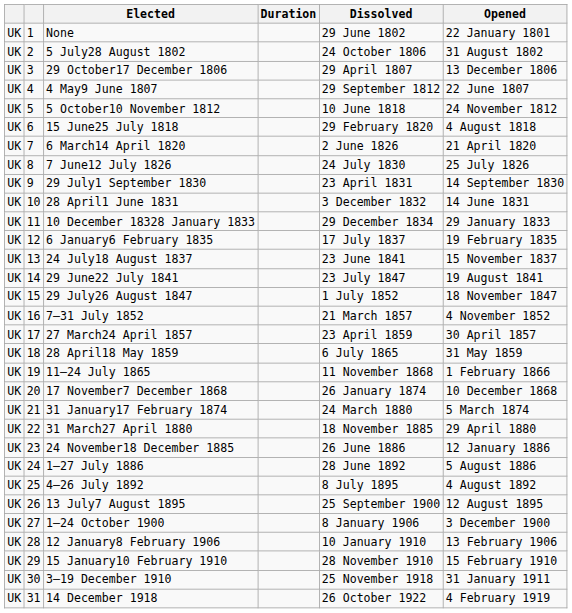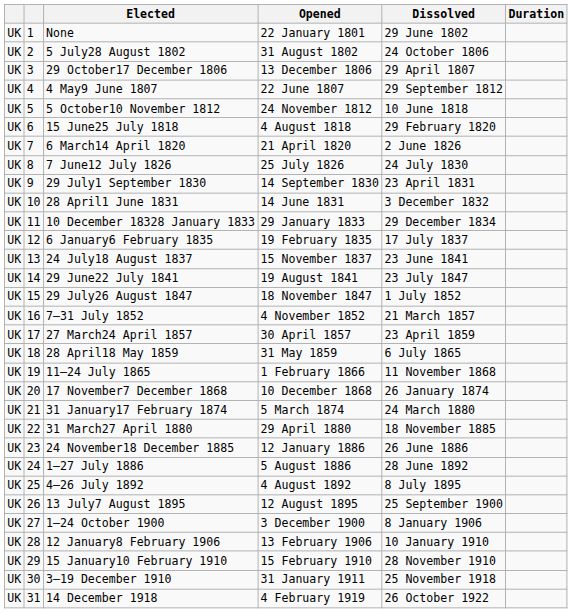columns swapped: (505, 14) <-> (288, 14)
